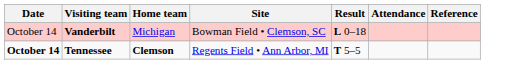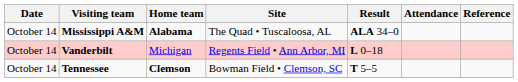+ row: (103, 32)
(259, 32) Bowman Field • Clemson, SC -> (277, 50) Regents Field • Ann Arbor, MI
(33, 50) bold -> (32, 68) normal
(260, 50) Regents Field • Ann Arbor, MI -> (276, 68) Bowman Field • Clemson, SC
